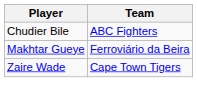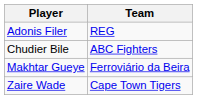+ row: (37, 31)
